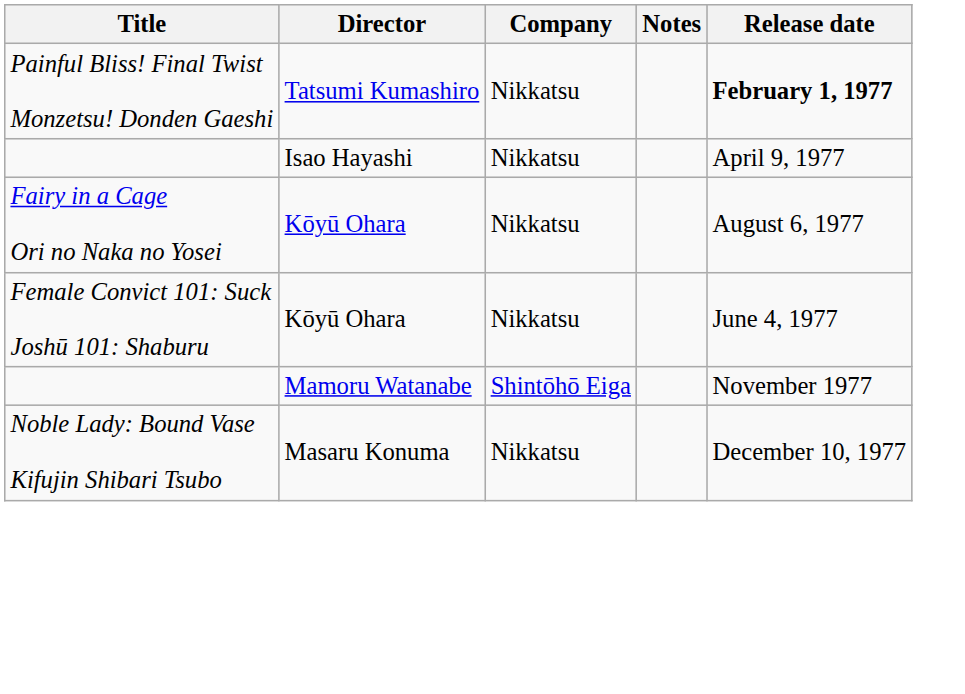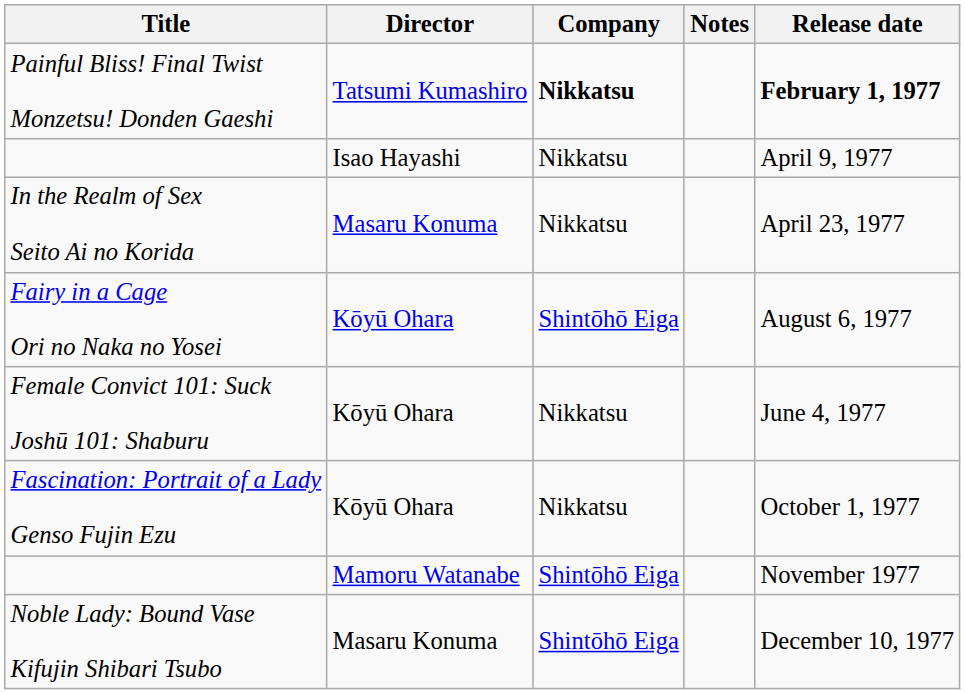(535, 90) normal -> (587, 90) bold
+ row: (106, 224)
(535, 224) Nikkatsu -> (609, 318) Shintōhō Eiga
+ row: (166, 507)
(535, 452) Nikkatsu -> (609, 641) Shintōhō Eiga
